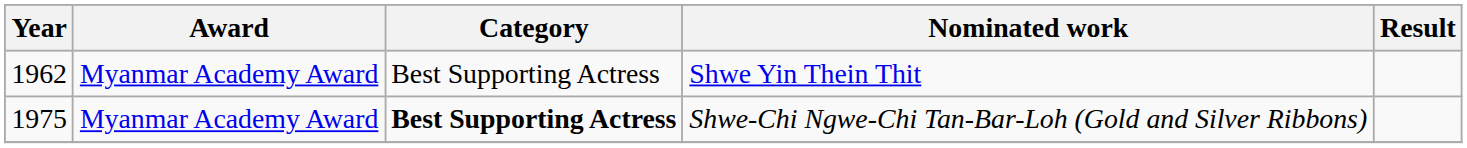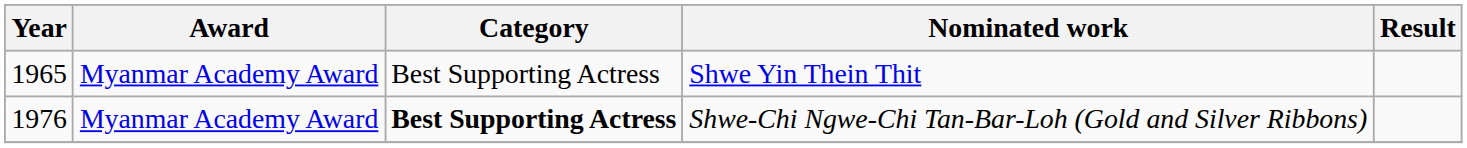(39, 73) 1962 -> (39, 73) 1965
(39, 119) 1975 -> (39, 119) 1976
